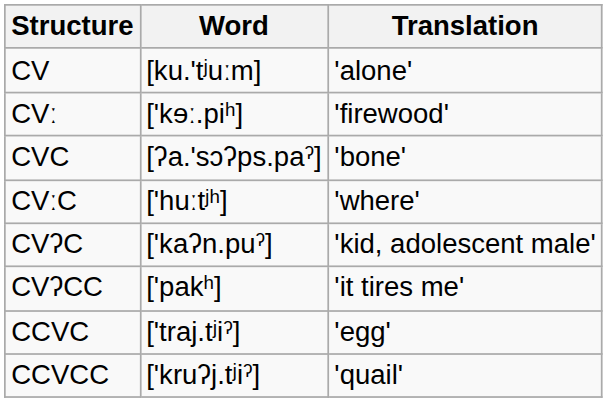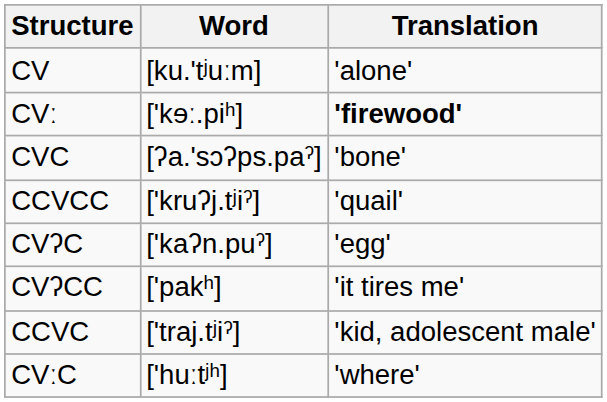(392, 113) normal -> (398, 113) bold
rows swapped: (44, 200) <-> (60, 375)
(465, 244) 'kid, adolescent male' -> (363, 244) 'egg'
(363, 331) 'egg' -> (465, 331) 'kid, adolescent male'
